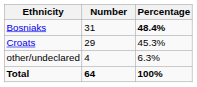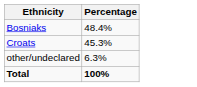- column: (109, 12)
(151, 27) bold -> (98, 27) normal
